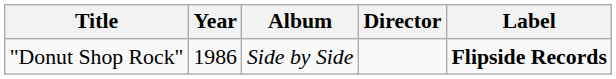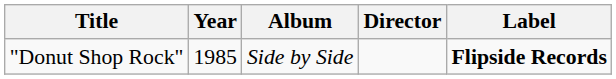(215, 56) 1986 -> (215, 56) 1985
